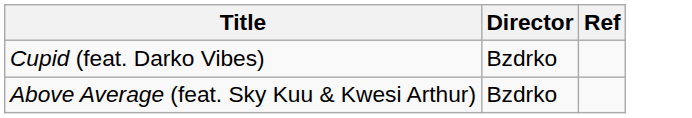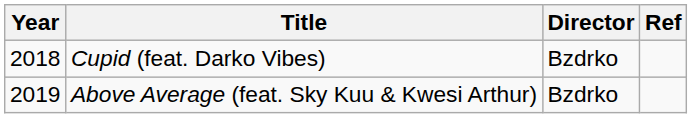+ column: (35, 22)
